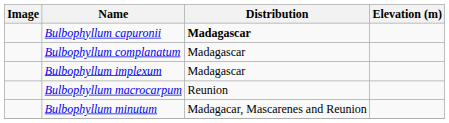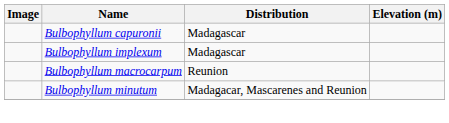(219, 33) bold -> (216, 33) normal
- row: (112, 52)
